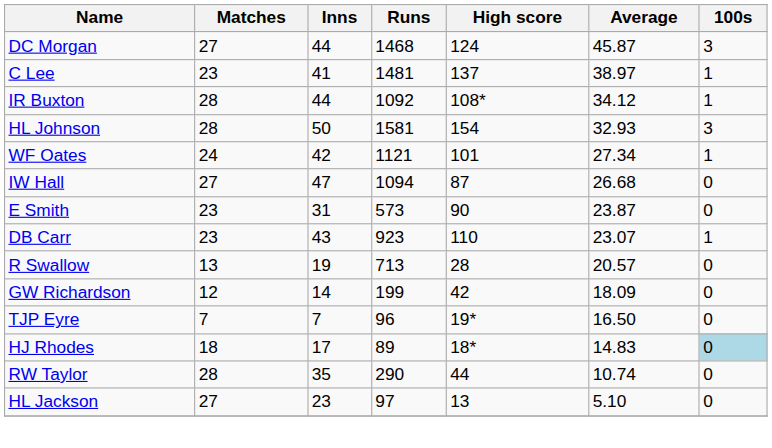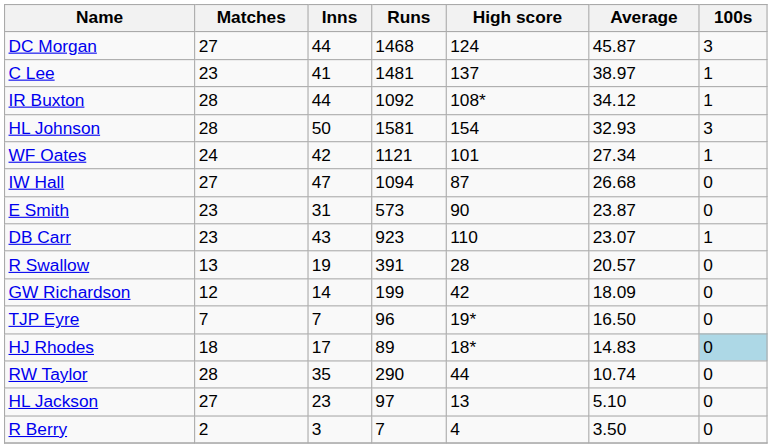(390, 264) 713 -> (390, 264) 391
+ row: (38, 429)
